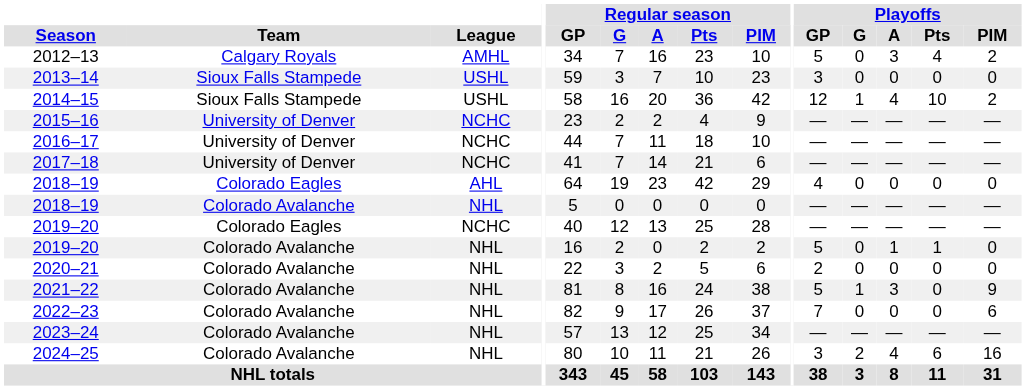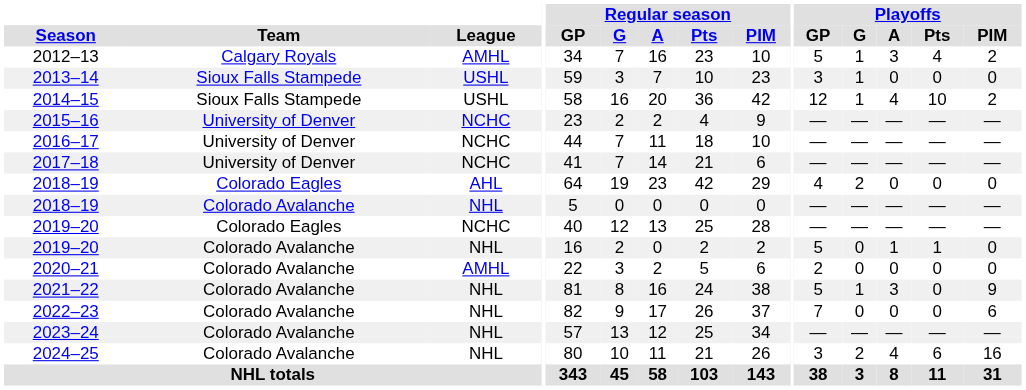(860, 56) 0 -> (860, 56) 1
(860, 78) 0 -> (860, 78) 1
(860, 184) 0 -> (860, 184) 2
(486, 268) NHL -> (486, 268) AMHL
